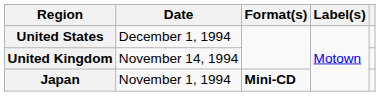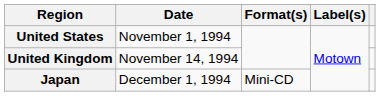(175, 36) December 1, 1994 -> (175, 36) November 1, 1994
(175, 79) November 1, 1994 -> (175, 79) December 1, 1994
(270, 79) bold -> (269, 79) normal
